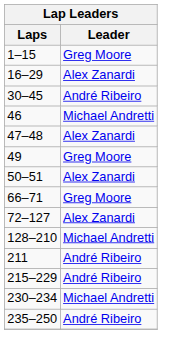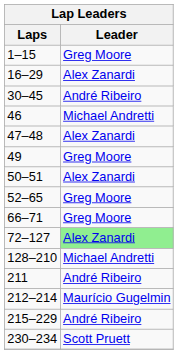+ row: (25, 197)
(99, 217) no background -> (99, 237) lightgreen background
+ row: (32, 298)
(109, 298) Michael Andretti -> (97, 339) Scott Pruett
- row: (32, 319)
